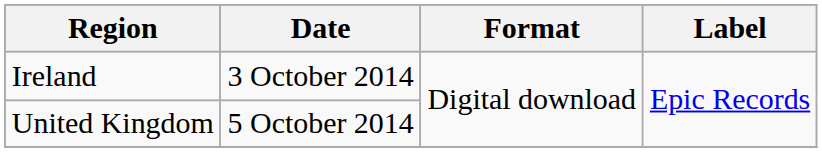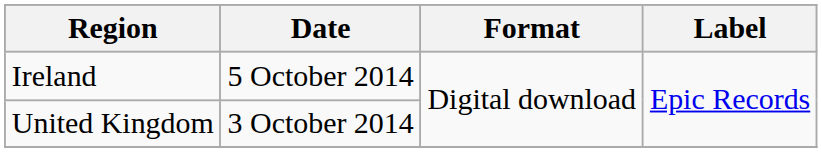(321, 75) 3 October 2014 -> (321, 75) 5 October 2014
(321, 123) 5 October 2014 -> (321, 123) 3 October 2014
